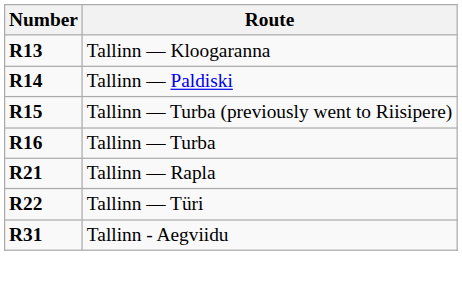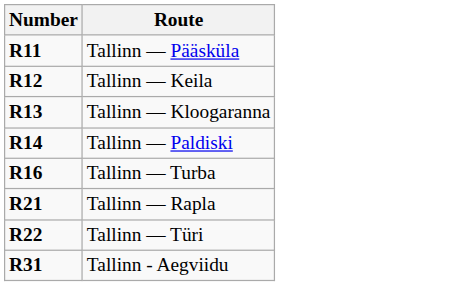+ row: (163, 50)
+ row: (150, 81)
- row: (270, 111)
